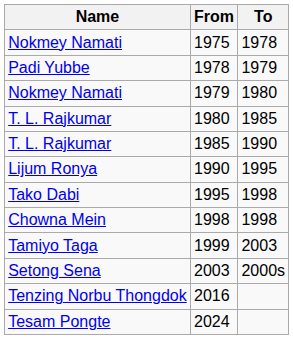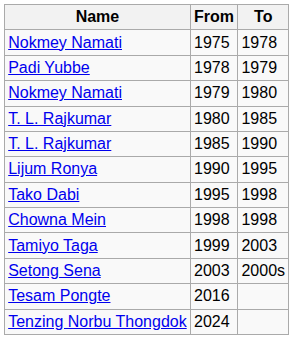(97, 296) Tenzing Norbu Thongdok -> (59, 296) Tesam Pongte
(59, 321) Tesam Pongte -> (97, 321) Tenzing Norbu Thongdok
